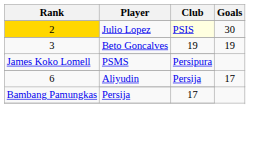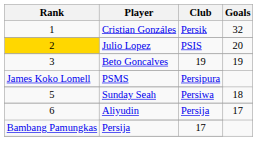+ row: (139, 29)
(183, 29) lightyellow background -> (191, 45) no background
(230, 29) 30 -> (238, 45) 20
+ row: (129, 95)
